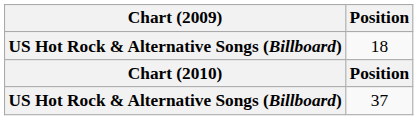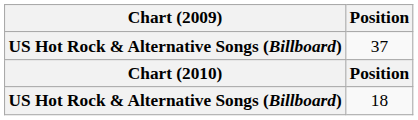rows swapped: (379, 45) <-> (379, 100)
